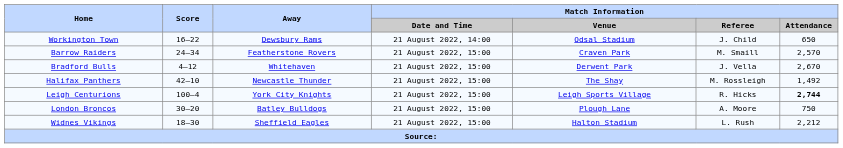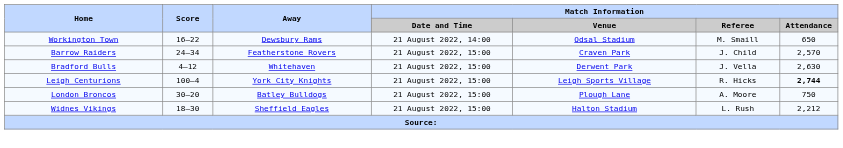(738, 39) J. Child -> (738, 39) M. Smaill
(738, 53) M. Smaill -> (738, 53) J. Child
(809, 67) 2,670 -> (809, 67) 2,630
- row: (84, 81)
